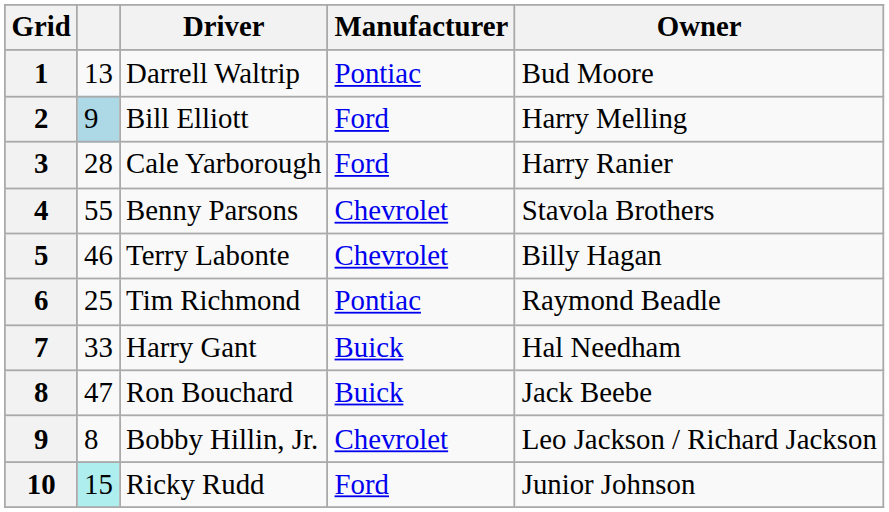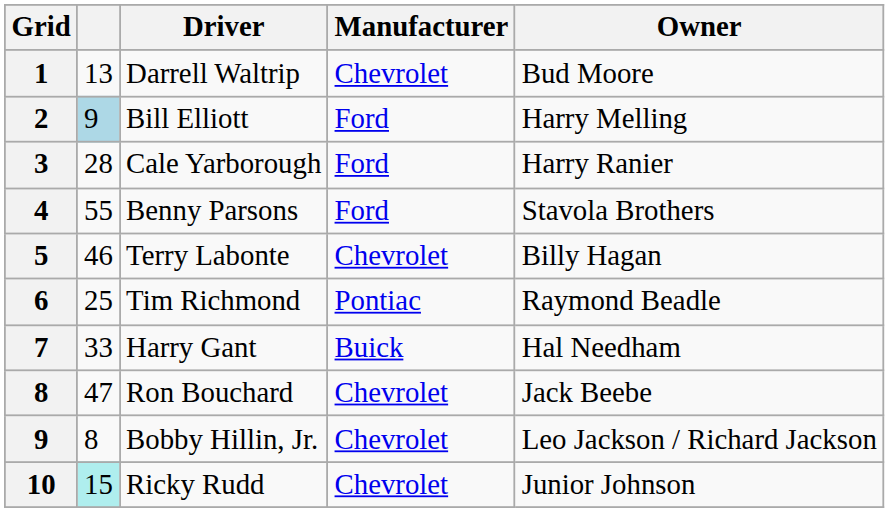(378, 73) Pontiac -> (391, 73) Chevrolet
(391, 210) Chevrolet -> (362, 210) Ford
(369, 392) Buick -> (391, 392) Chevrolet
(362, 484) Ford -> (391, 484) Chevrolet
